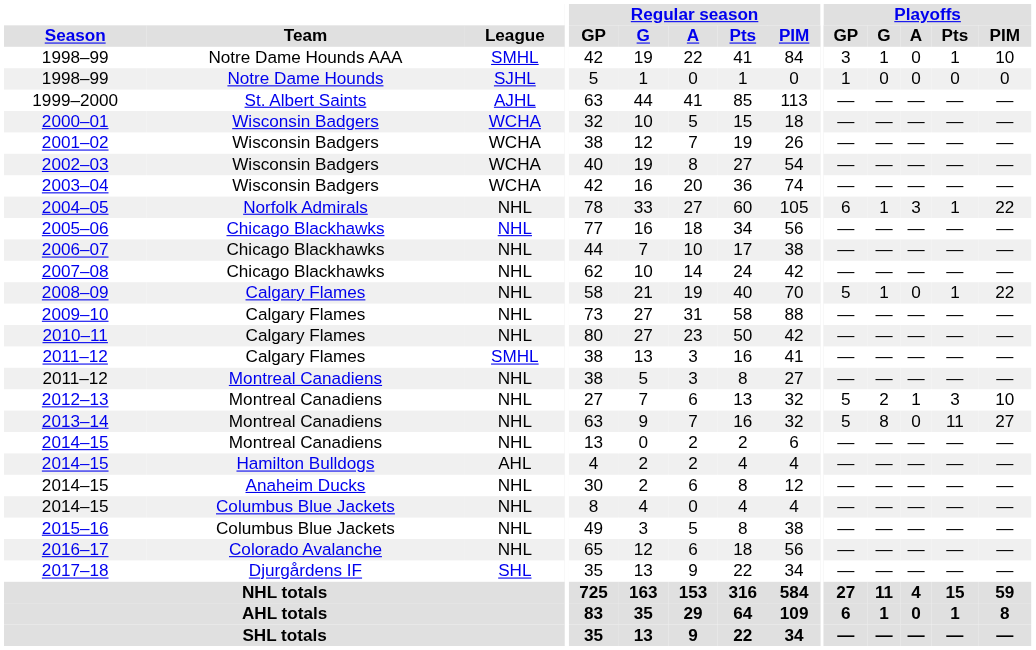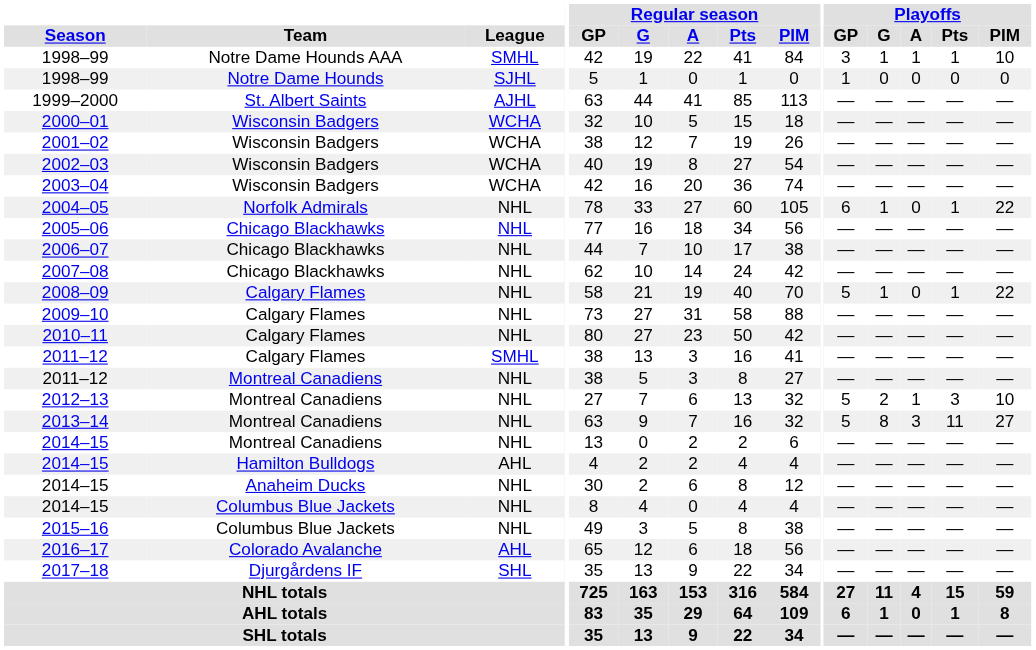(916, 57) 0 -> (916, 57) 1
(916, 207) 3 -> (916, 207) 0
(916, 421) 0 -> (916, 421) 3
(515, 549) NHL -> (515, 549) AHL
